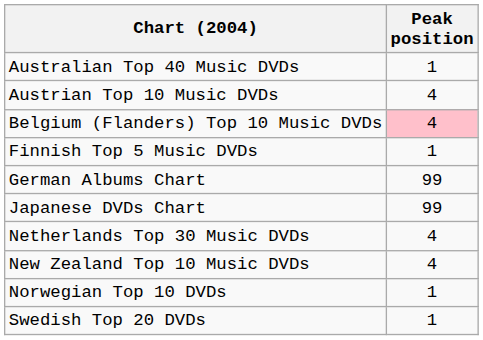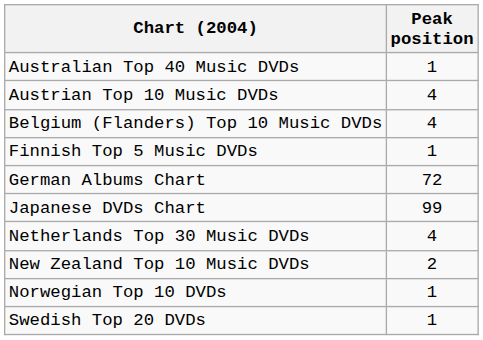(432, 123) pink background -> (432, 123) no background
(432, 180) 99 -> (432, 180) 72
(432, 264) 4 -> (432, 264) 2
